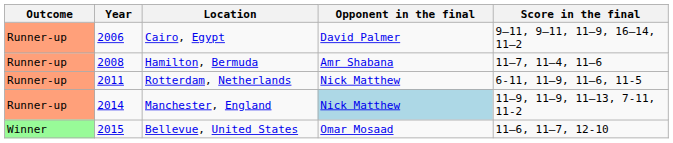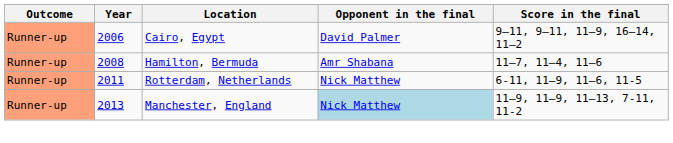(111, 105) 2014 -> (111, 105) 2013
- row: (222, 129)
